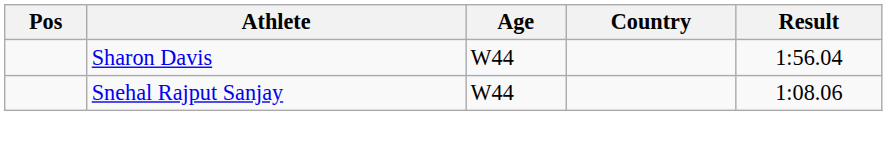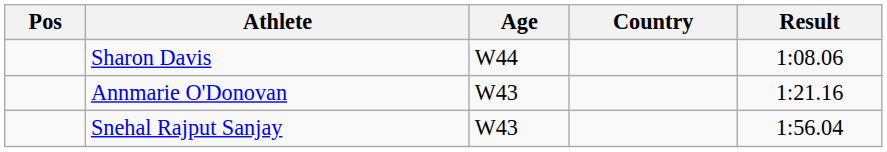(809, 57) 1:56.04 -> (810, 57) 1:08.06
+ row: (189, 92)
(492, 92) W44 -> (496, 127) W43
(809, 92) 1:08.06 -> (810, 127) 1:56.04
